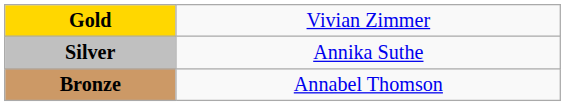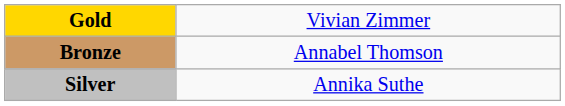rows swapped: (90, 52) <-> (90, 84)
